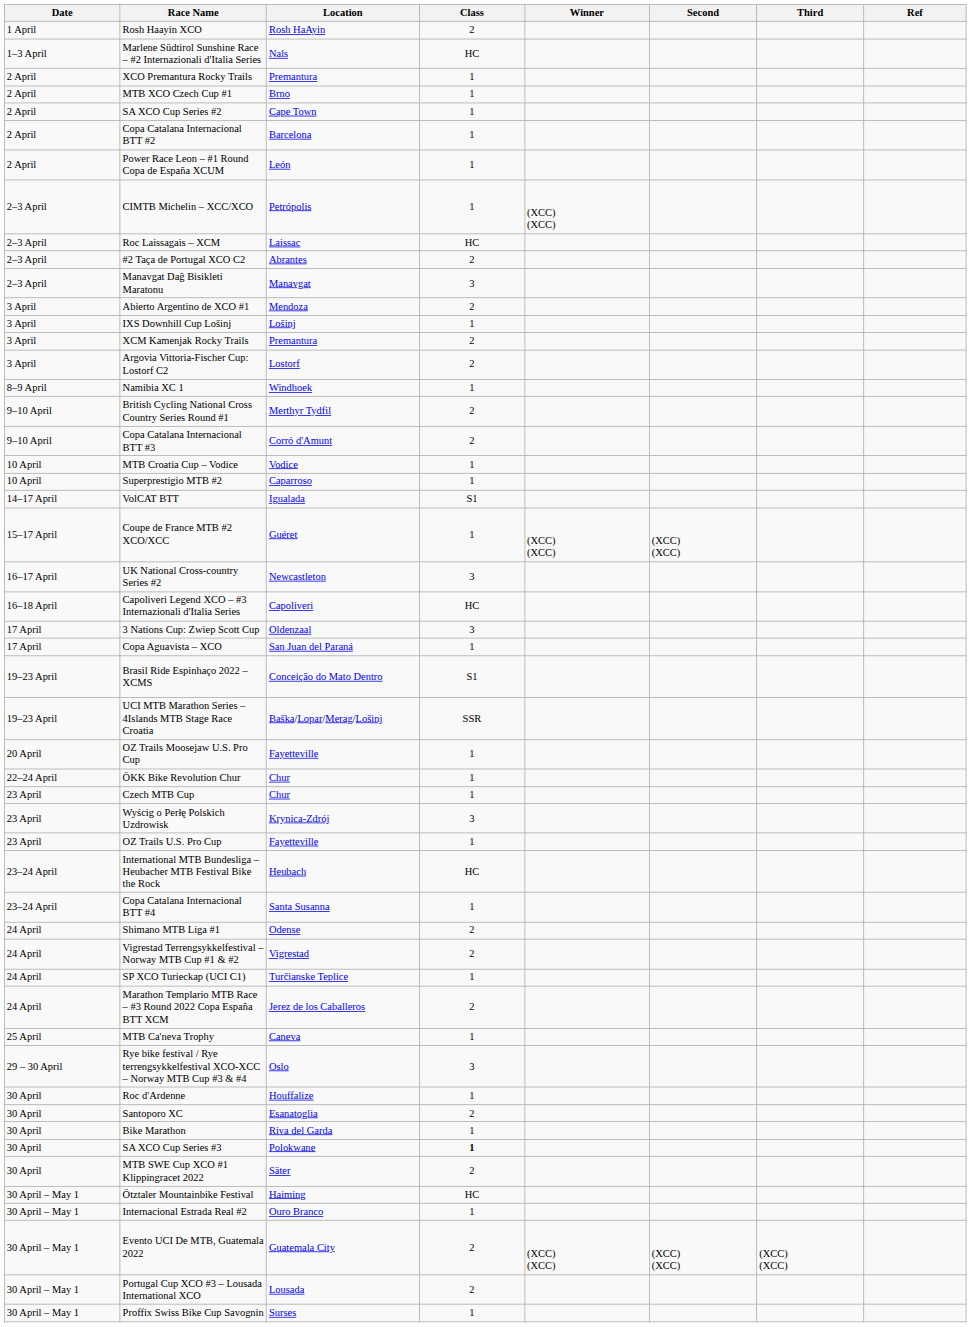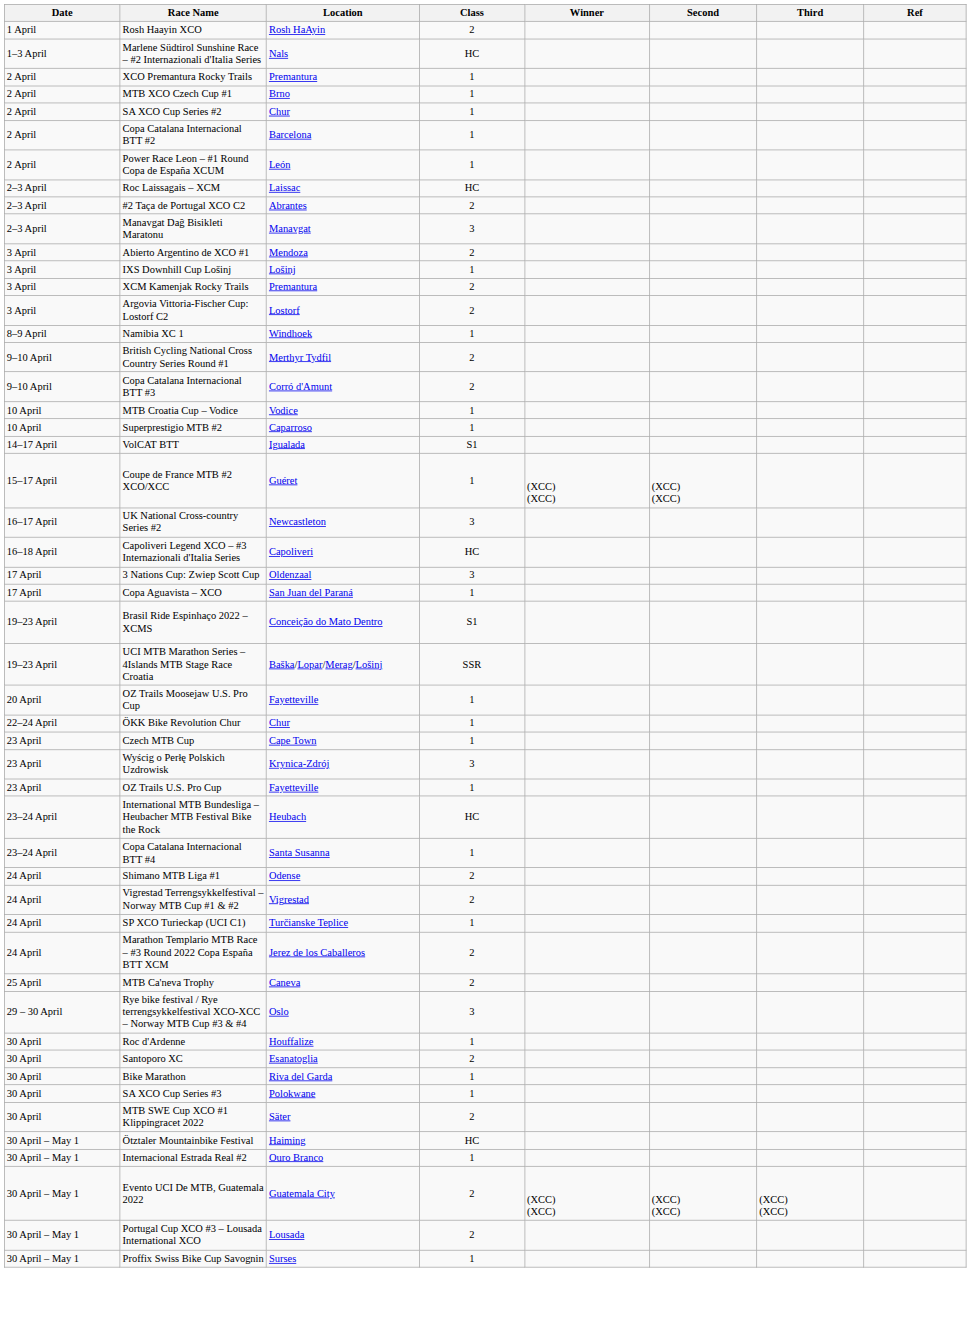(293, 111) Cape Town -> (279, 111) Chur
- row: (188, 206)
(279, 794) Chur -> (293, 740) Cape Town
(472, 1036) 1 -> (472, 982) 2
(472, 1147) bold -> (472, 1093) normal
